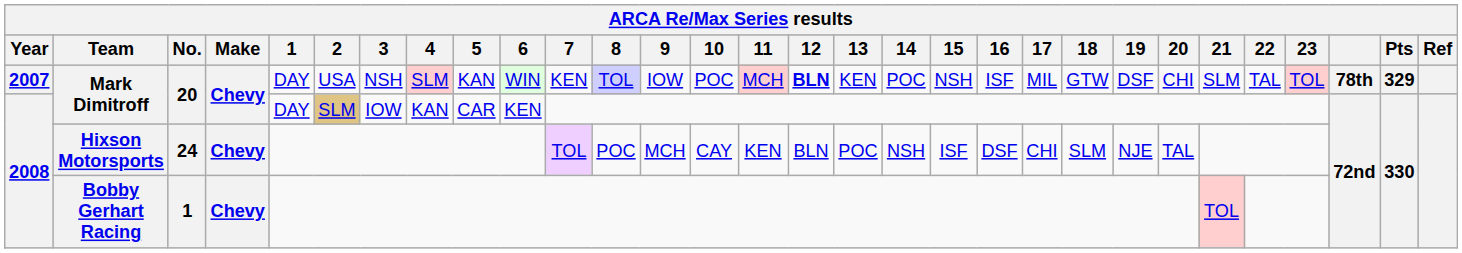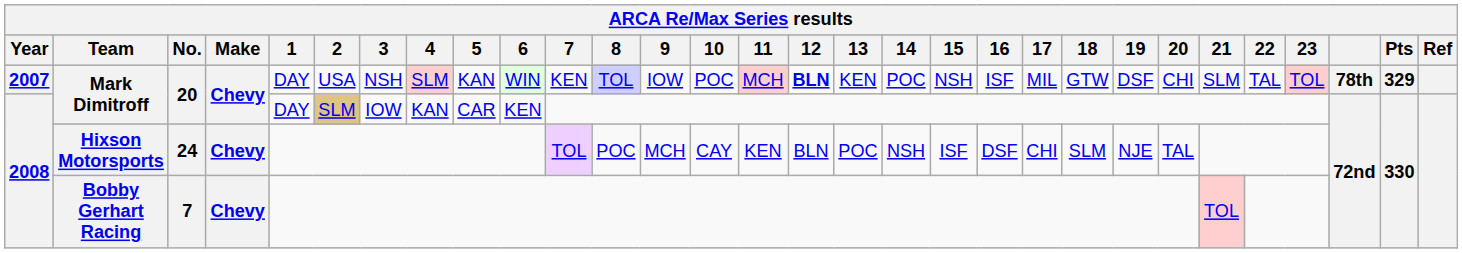(187, 211) 1 -> (187, 211) 7
